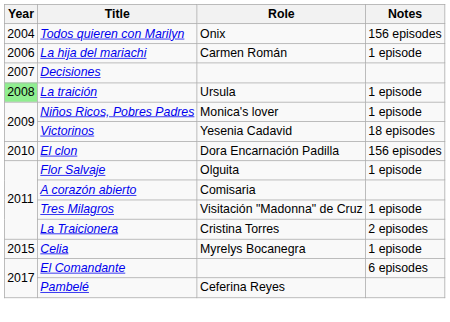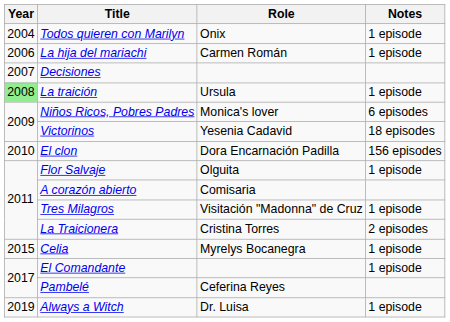(405, 33) 156 episodes -> (395, 33) 1 episode
(395, 111) 1 episode -> (398, 111) 6 episodes
(398, 268) 6 episodes -> (395, 268) 1 episode
+ row: (82, 307)
